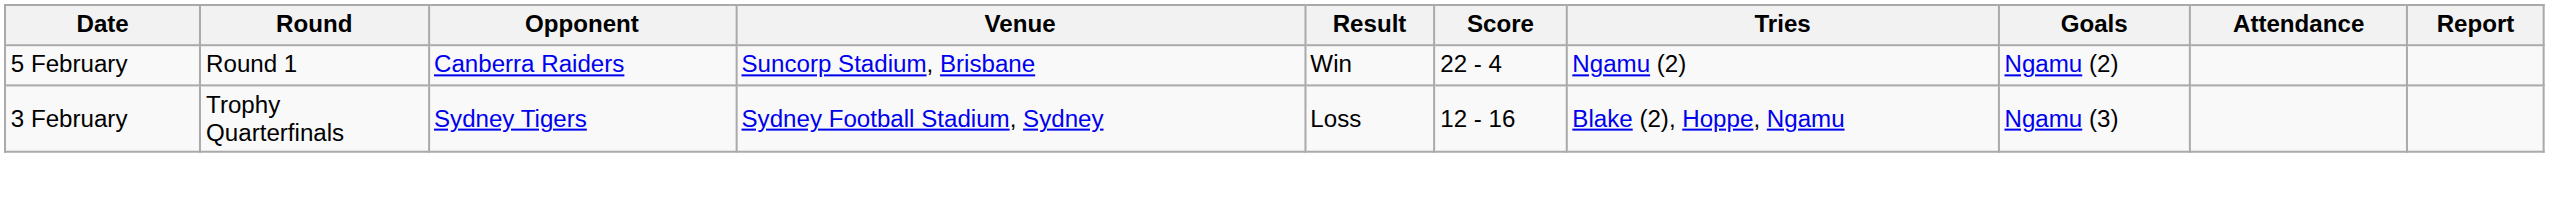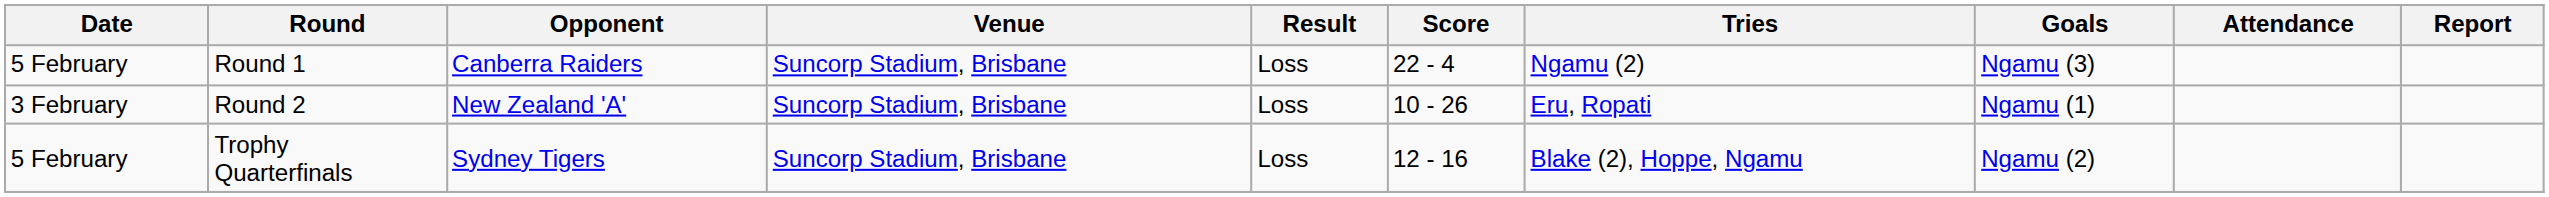(1331, 65) Win -> (1283, 65) Loss
(2061, 65) Ngamu (2) -> (2038, 65) Ngamu (3)
+ row: (260, 104)
(69, 118) 3 February -> (69, 158) 5 February
(923, 118) Sydney Football Stadium, Sydney -> (920, 158) Suncorp Stadium, Brisbane
(2061, 118) Ngamu (3) -> (2038, 158) Ngamu (2)
